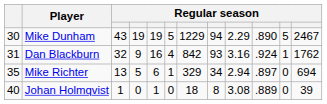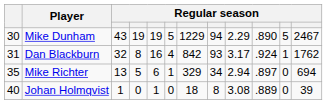(138, 54) 9 -> (138, 54) 8
(239, 54) 3.16 -> (239, 54) 3.17
